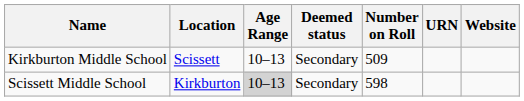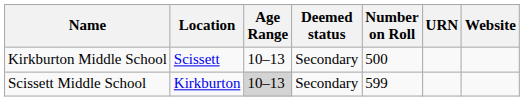(377, 59) 509 -> (377, 59) 500
(377, 84) 598 -> (377, 84) 599
